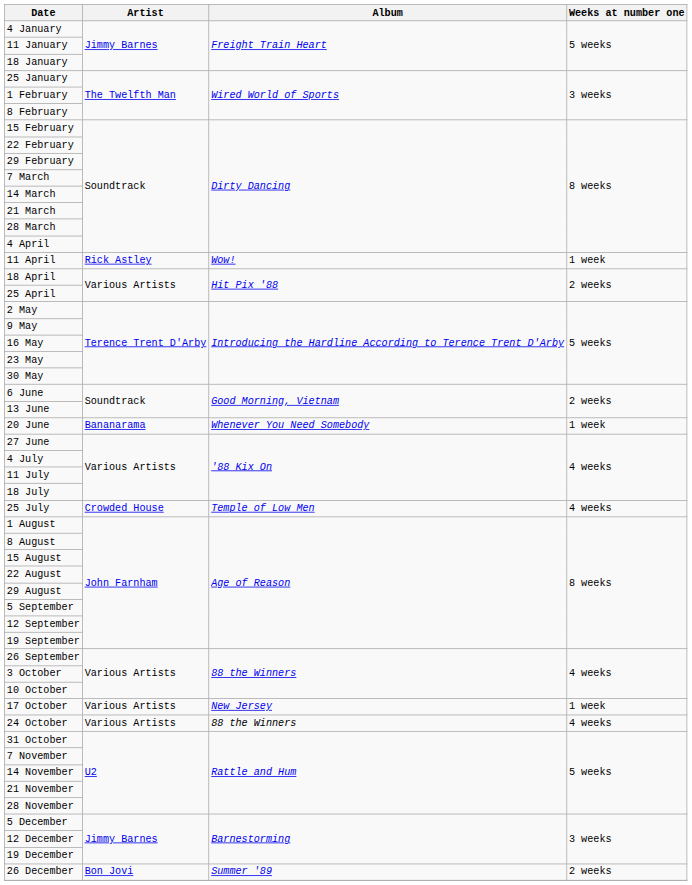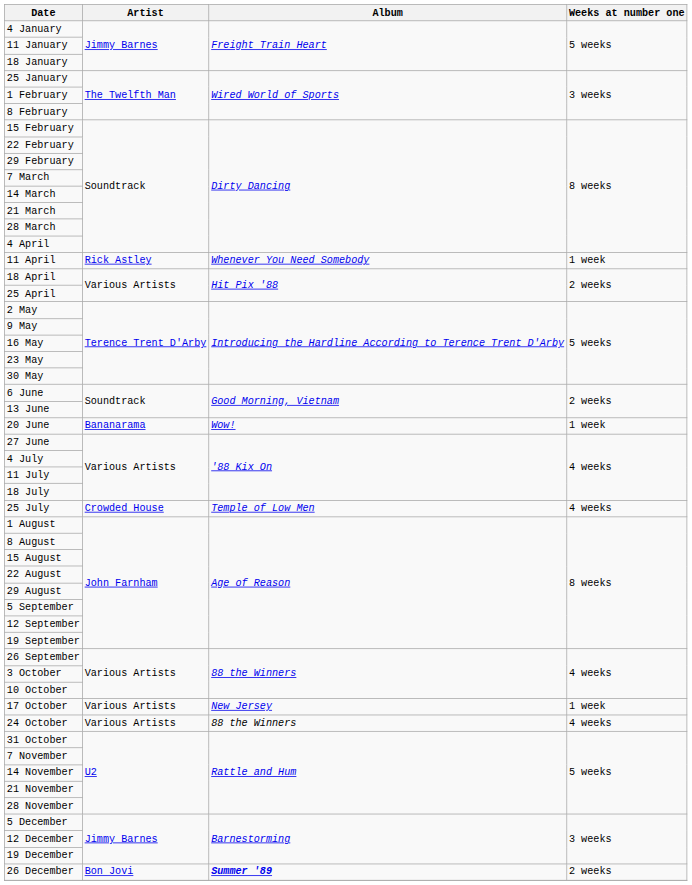(223, 261) Wow! -> (290, 261) Whenever You Need Somebody
(290, 426) Whenever You Need Somebody -> (223, 426) Wow!
(242, 872) normal -> (242, 872) bold
